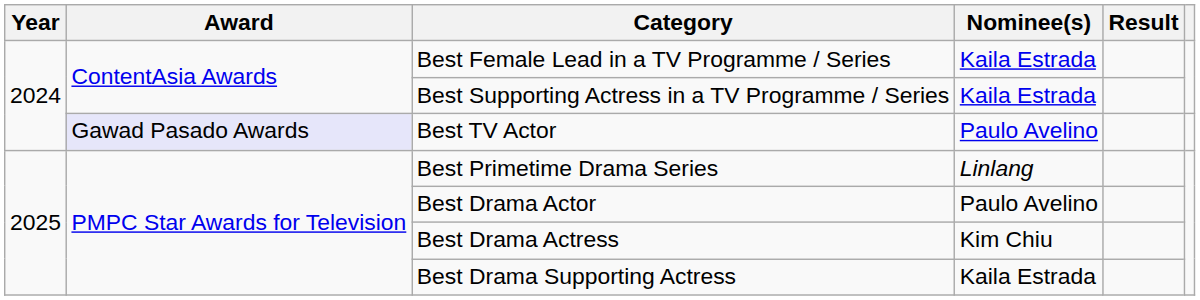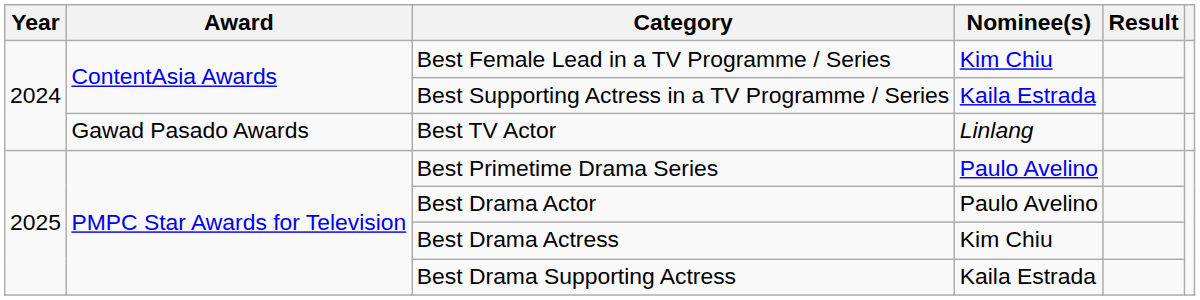(1028, 58) Kaila Estrada -> (1006, 58) Kim Chiu
(190, 131) lavender background -> (190, 131) no background
(1029, 131) Paulo Avelino -> (997, 131) Linlang
(997, 167) Linlang -> (1029, 167) Paulo Avelino
